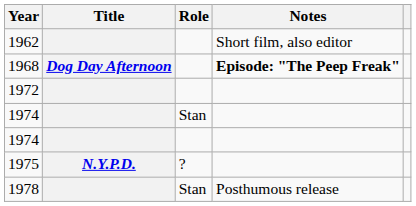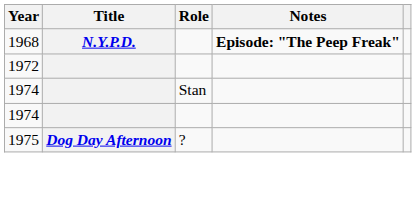- row: (24, 41)
(109, 66) Dog Day Afternoon -> (109, 41) N.Y.P.D.
(109, 164) N.Y.P.D. -> (109, 139) Dog Day Afternoon
- row: (24, 189)
